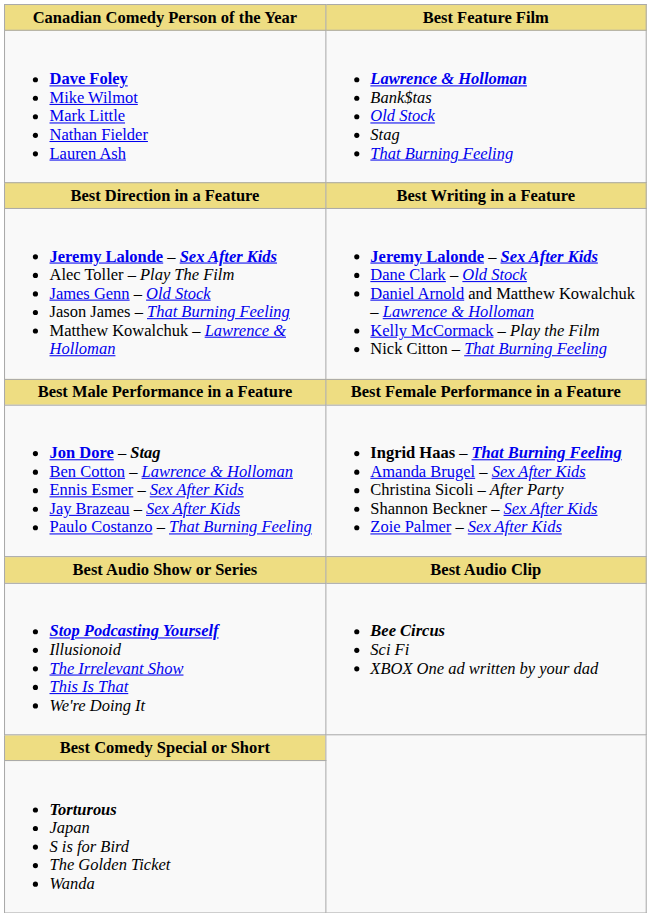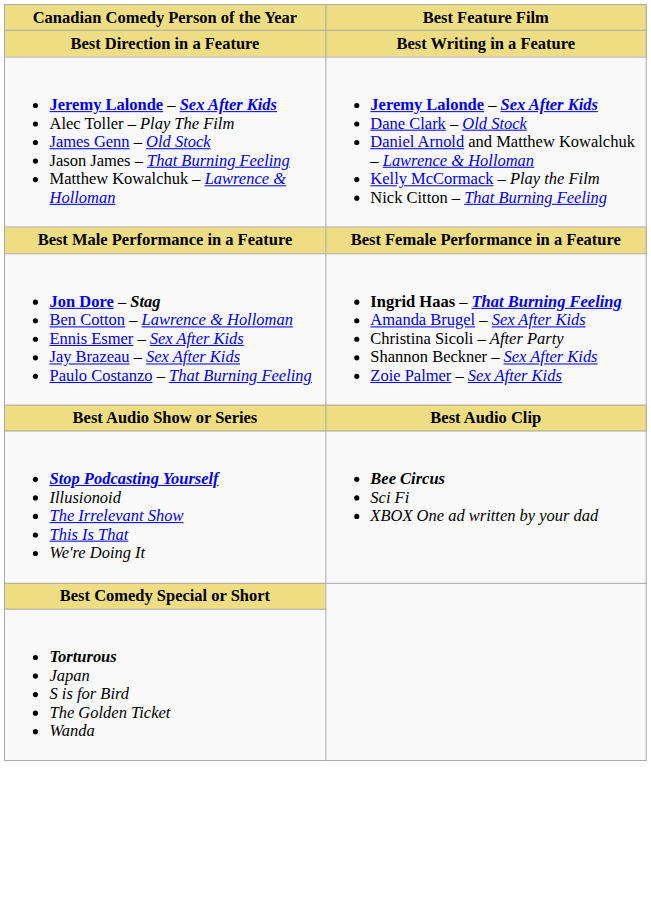- row: (165, 116)
